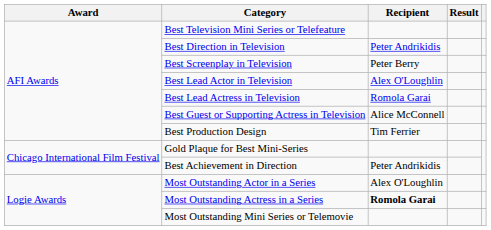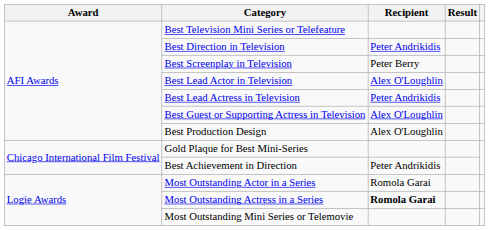(401, 98) Romola Garai -> (405, 98) Peter Andrikidis
(407, 115) Alice McConnell -> (407, 115) Alex O'Loughlin
(395, 132) Tim Ferrier -> (407, 132) Alex O'Loughlin
(407, 183) Alex O'Loughlin -> (401, 183) Romola Garai
